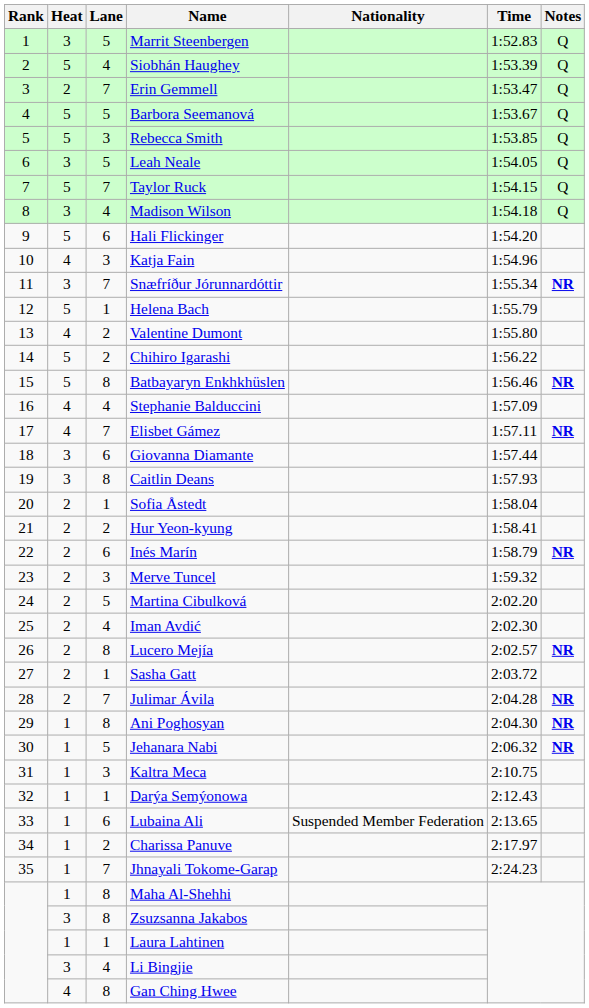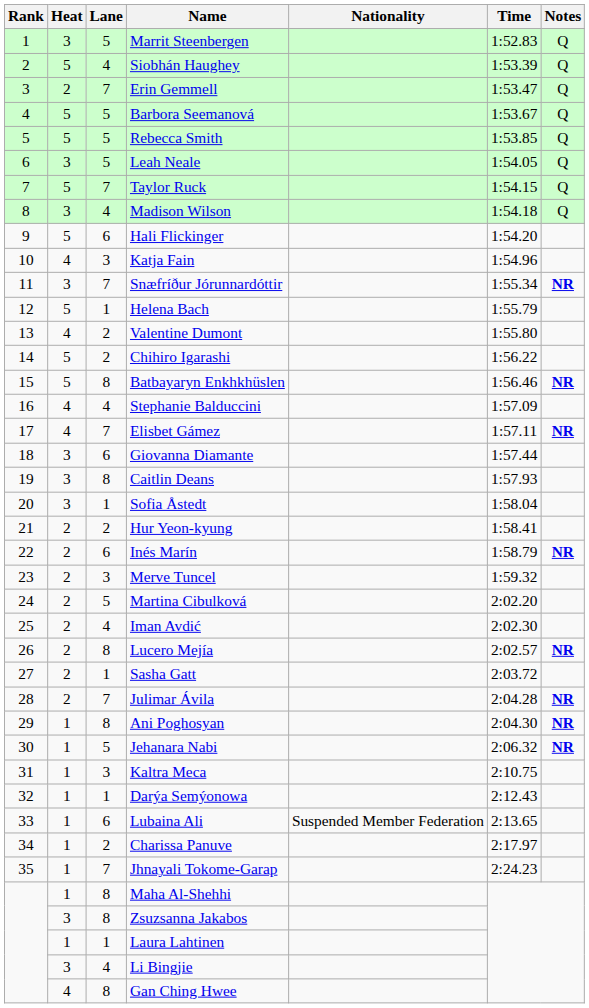(106, 138) 3 -> (106, 138) 5
(67, 503) 2 -> (67, 503) 3
